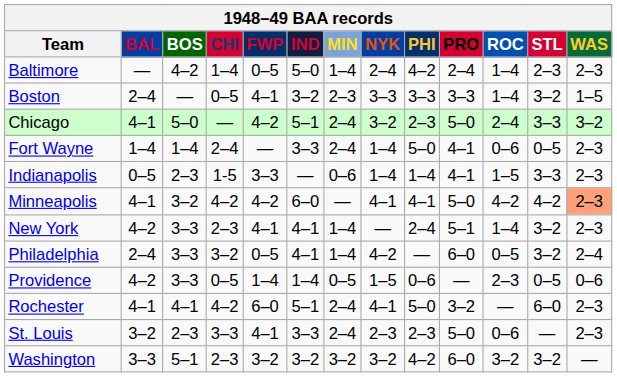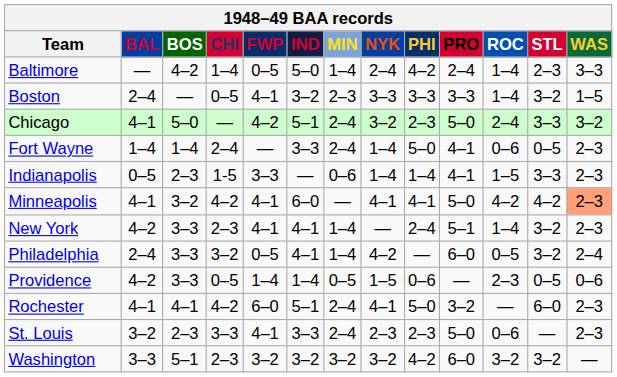(589, 70) 2–3 -> (589, 70) 3–3
(265, 201) 4–2 -> (265, 201) 4–1
